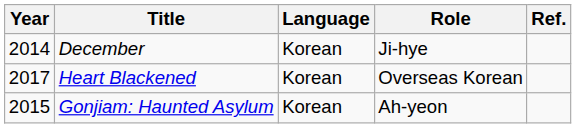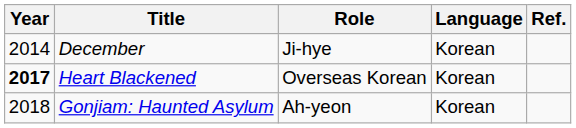columns swapped: (451, 19) <-> (326, 19)
(30, 78) normal -> (30, 78) bold
(30, 107) 2015 -> (30, 107) 2018
